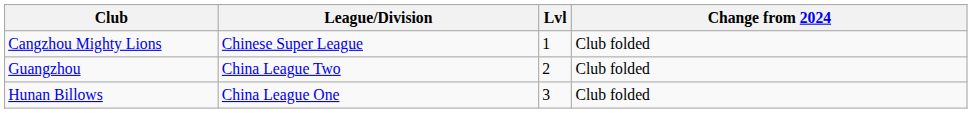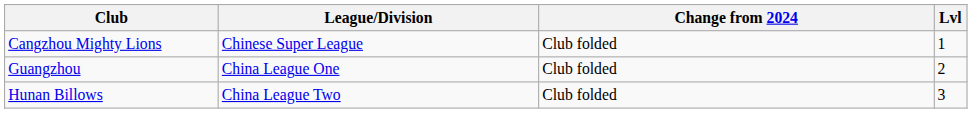columns swapped: (555, 17) <-> (769, 17)
(281, 69) China League Two -> (281, 69) China League One
(281, 95) China League One -> (281, 95) China League Two
